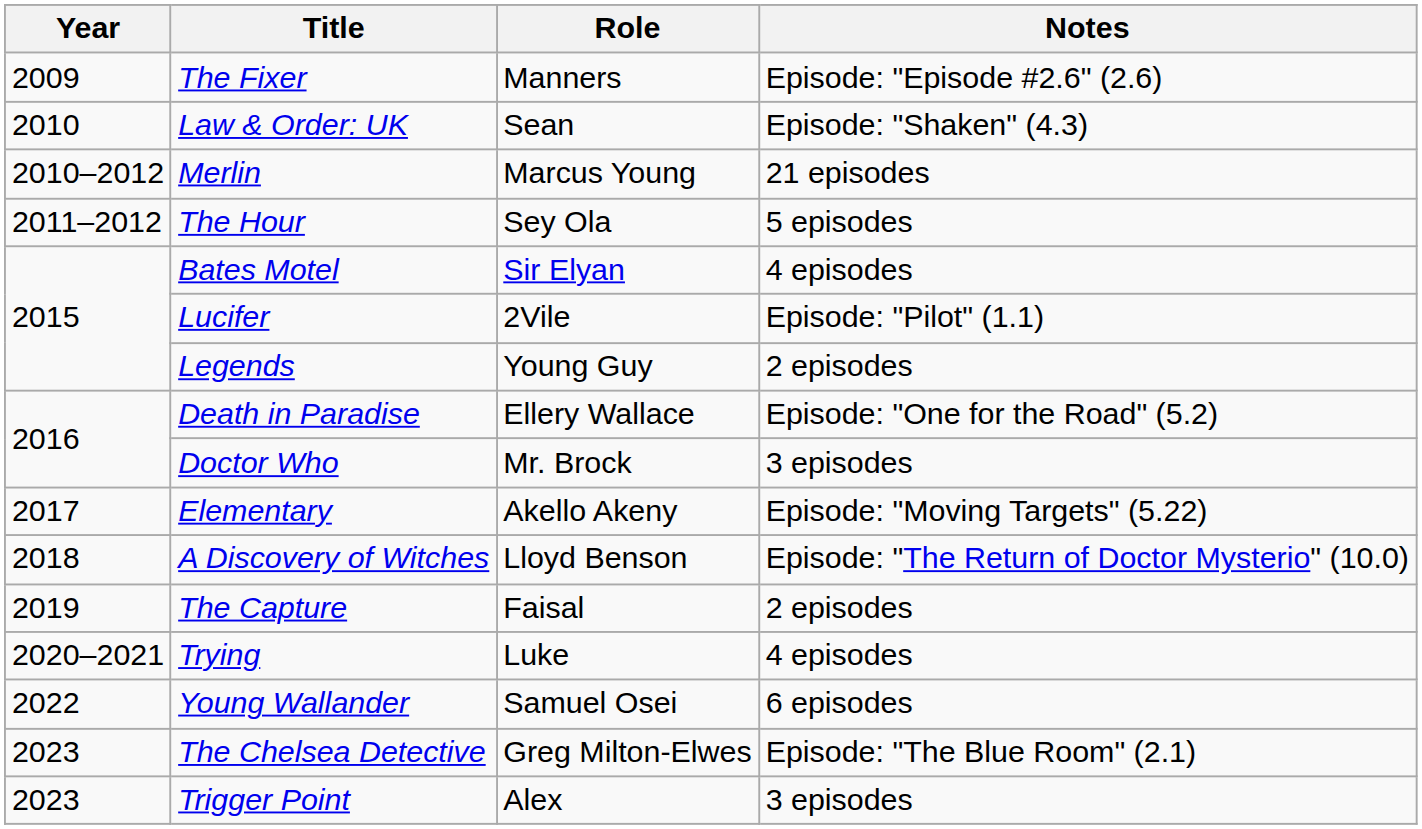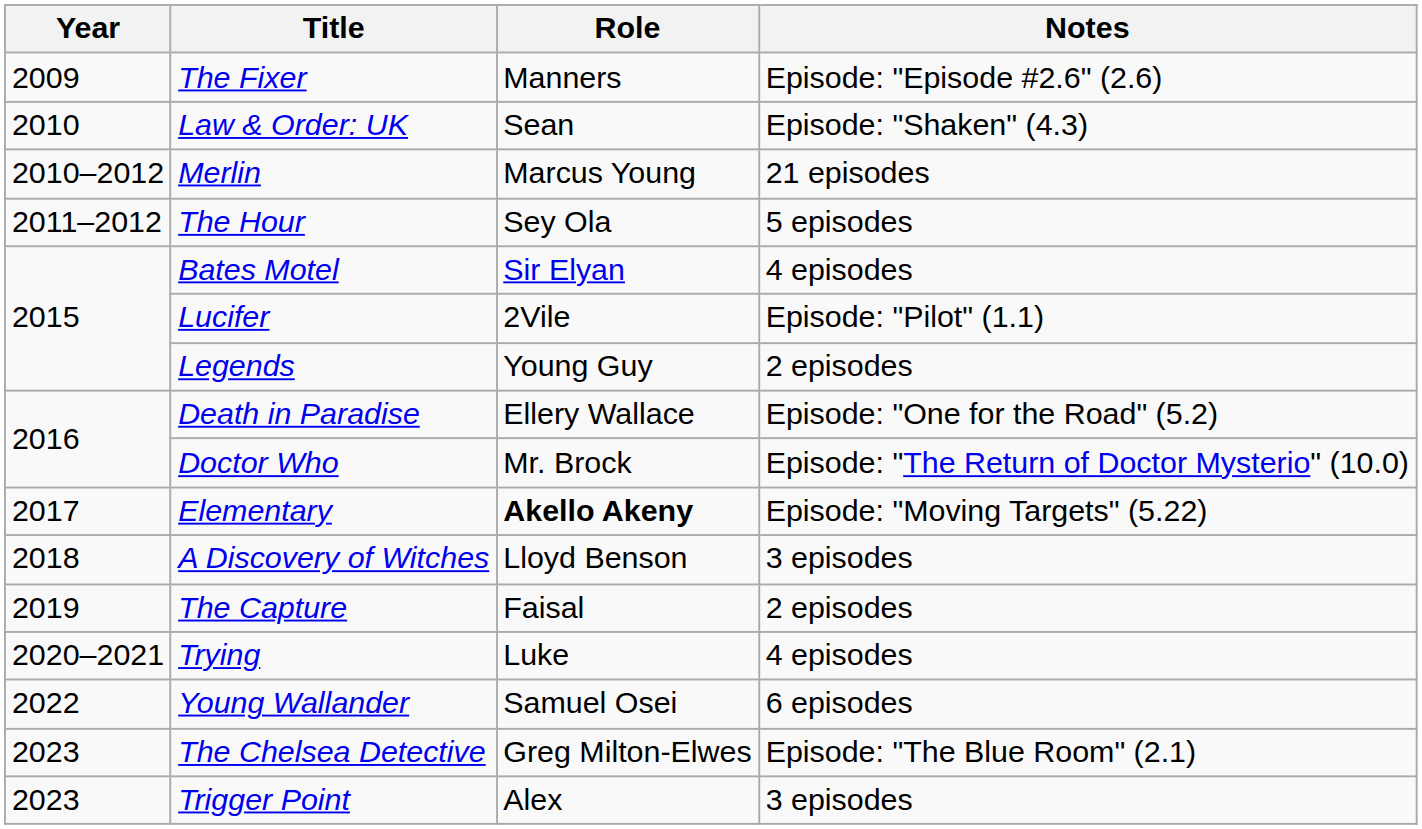(839, 462) 3 episodes -> (1087, 462) Episode: "The Return of Doctor Mysterio" (10.0)
(590, 510) normal -> (598, 510) bold
(1087, 558) Episode: "The Return of Doctor Mysterio" (10.0) -> (839, 558) 3 episodes
